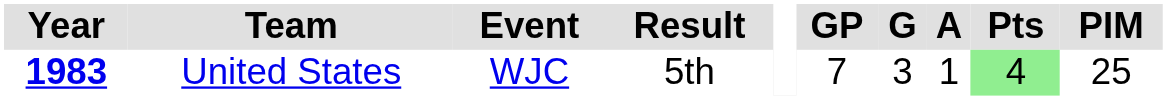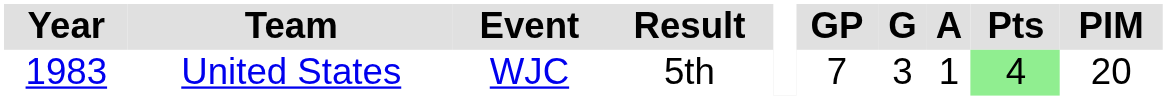(66, 72) bold -> (66, 72) normal
(1111, 72) 25 -> (1111, 72) 20
